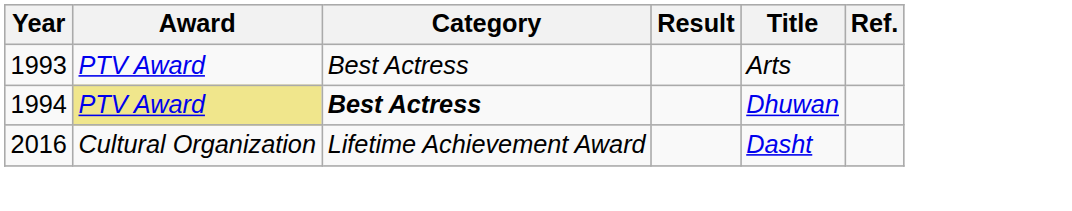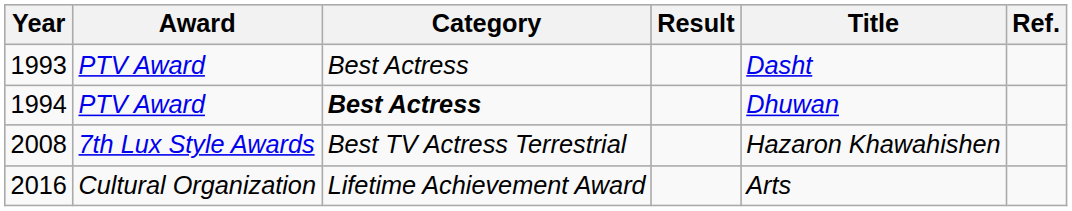(769, 64) Arts -> (779, 64) Dasht
(142, 104) khaki background -> (142, 104) no background
+ row: (39, 144)
(779, 144) Dasht -> (769, 184) Arts
